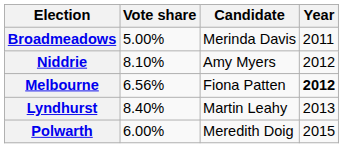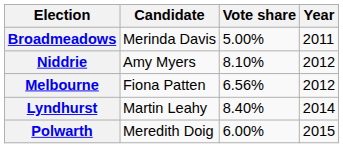columns swapped: (250, 16) <-> (160, 16)
(319, 85) bold -> (319, 85) normal
(319, 108) 2013 -> (319, 108) 2014
